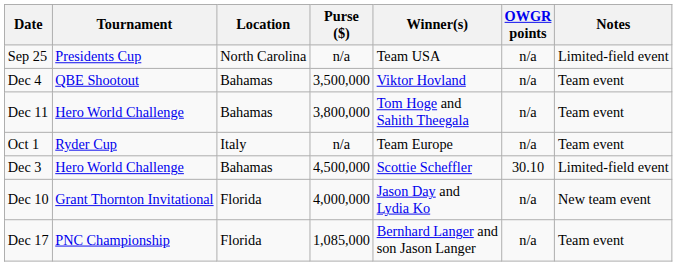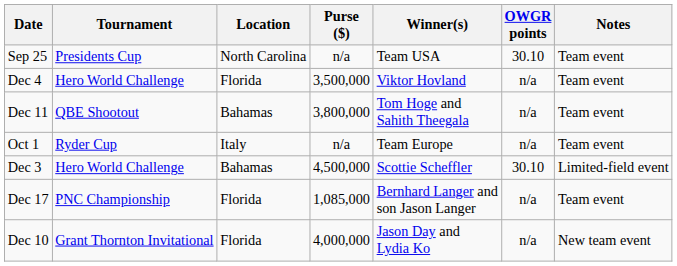(528, 56) n/a -> (528, 56) 30.10
(613, 56) Limited-field event -> (591, 56) Team event
(97, 80) QBE Shootout -> (120, 80) Hero World Challenge
(246, 80) Bahamas -> (241, 80) Florida
(120, 112) Hero World Challenge -> (97, 112) QBE Shootout
rows swapped: (28, 200) <-> (28, 240)
